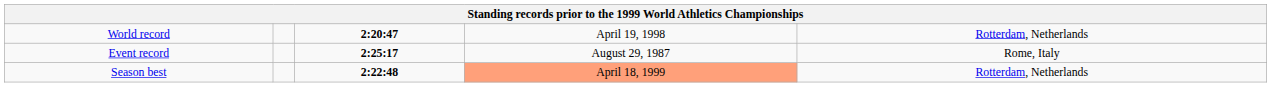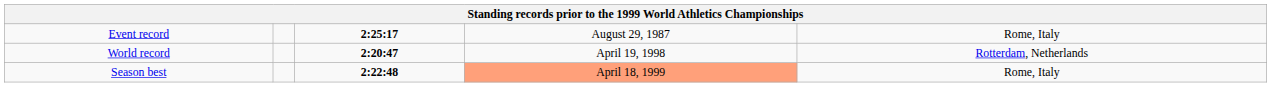rows swapped: (139, 33) <-> (139, 52)
(1032, 72) Rotterdam, Netherlands -> (1032, 72) Rome, Italy
